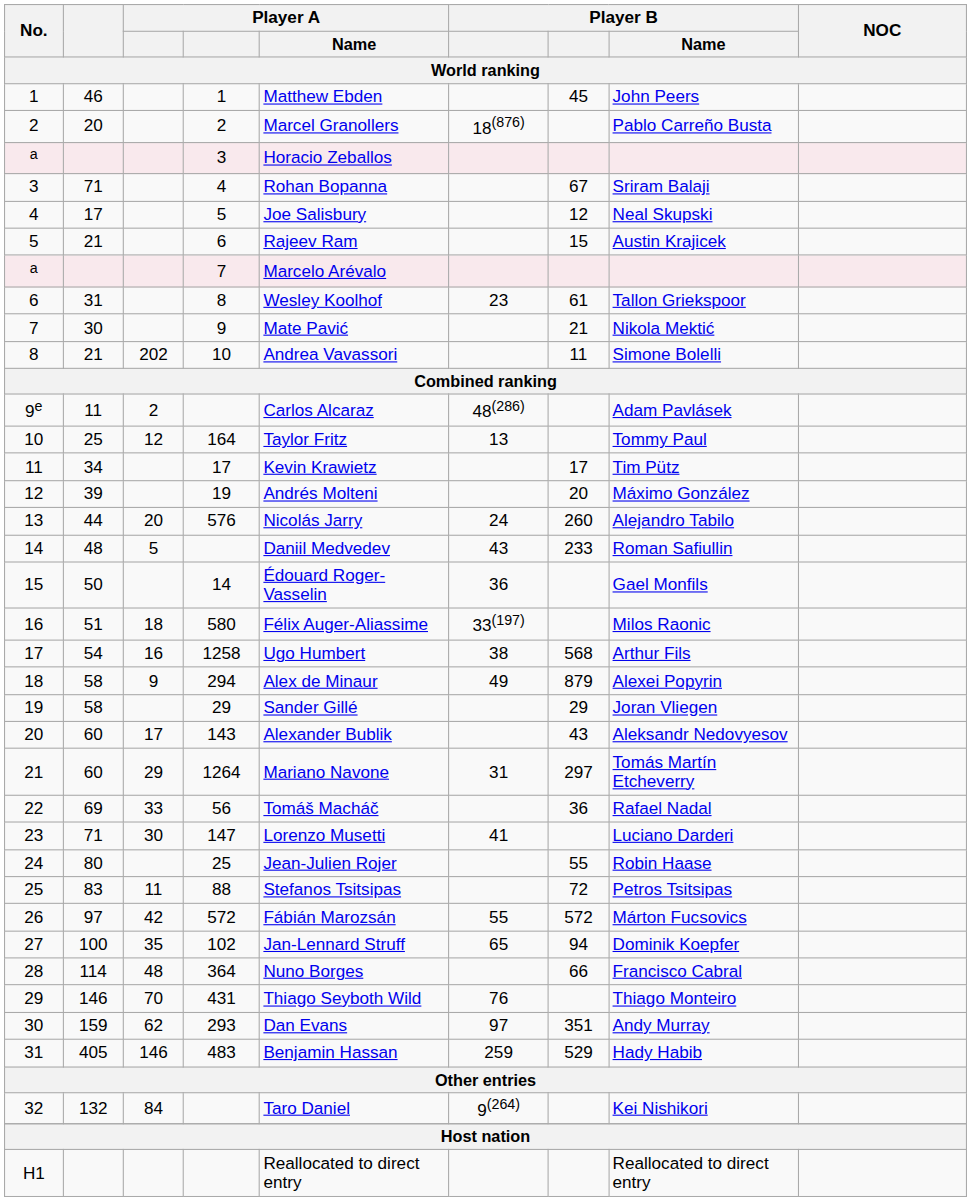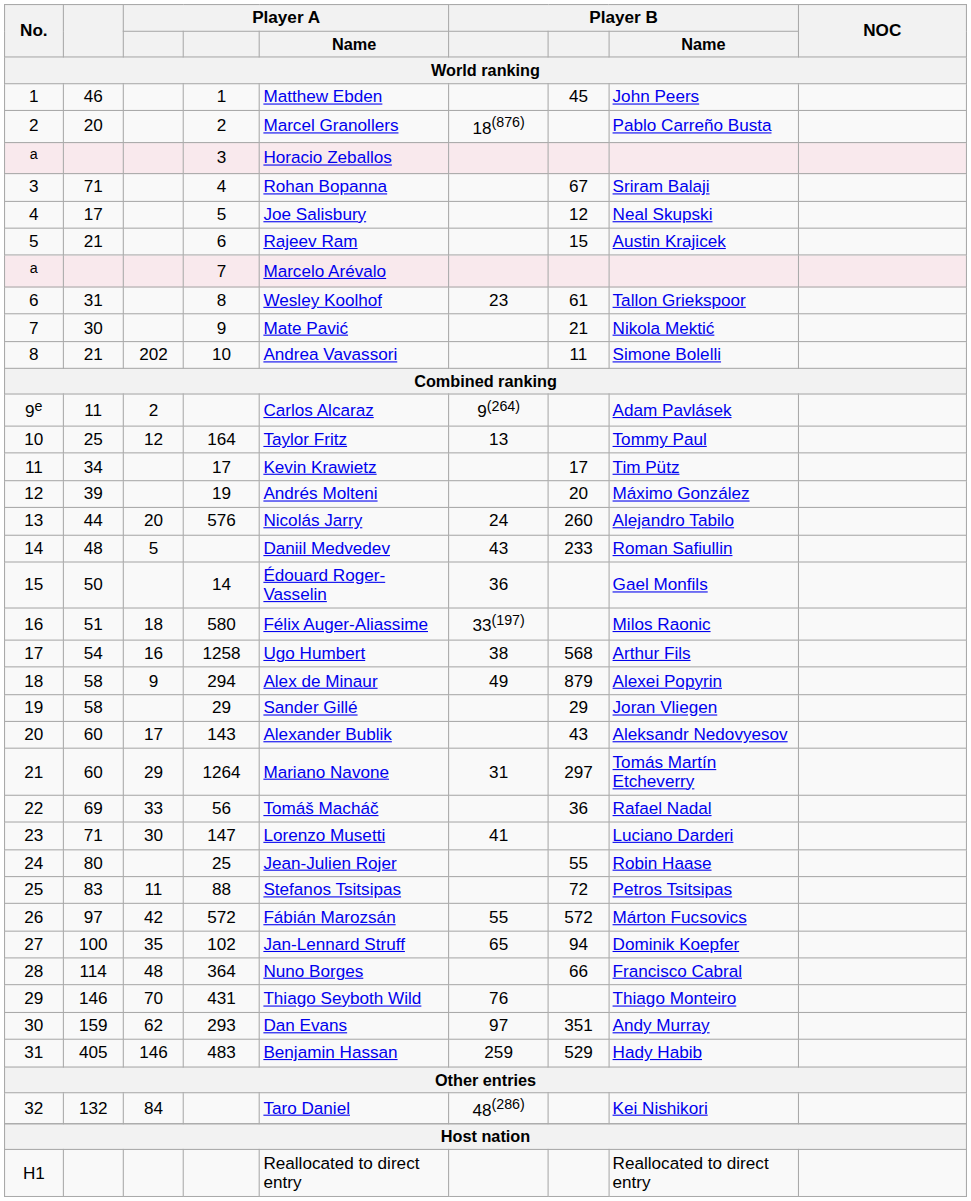(499, 410) 48(286) -> (499, 410) 9(264)
(499, 1108) 9(264) -> (499, 1108) 48(286)
